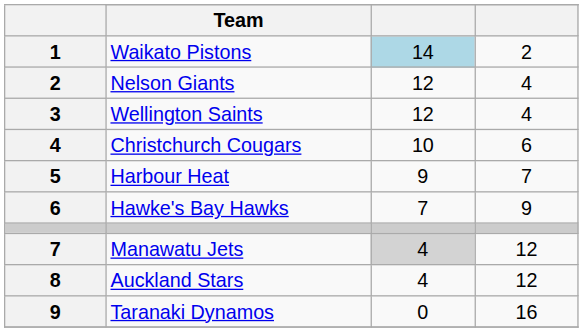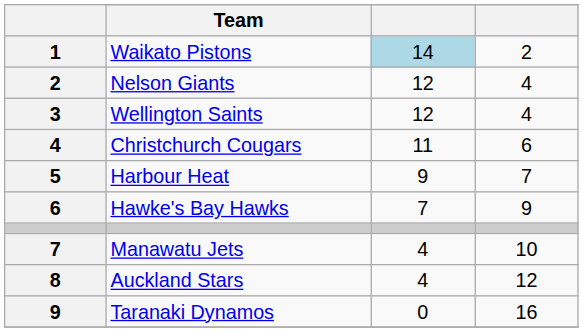(423, 146) 10 -> (423, 146) 11
(423, 249) lightgrey background -> (423, 249) no background
(527, 249) 12 -> (527, 249) 10
